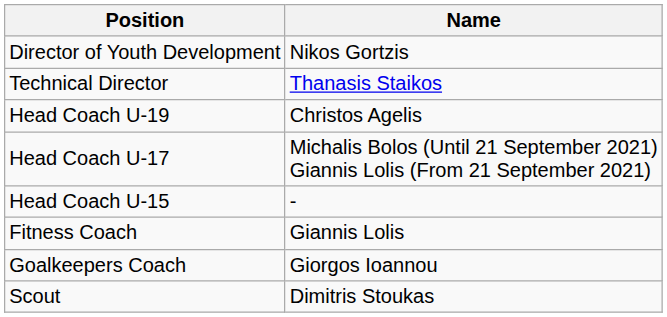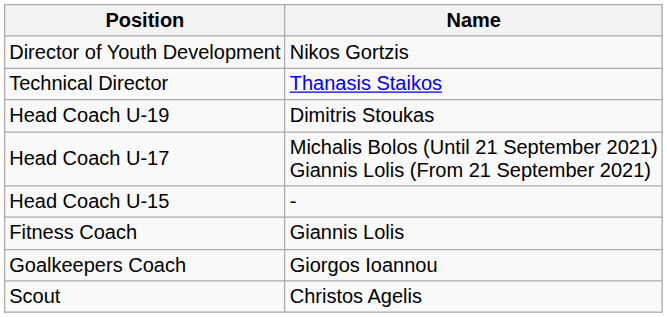(356, 115) Christos Agelis -> (362, 115) Dimitris Stoukas
(362, 296) Dimitris Stoukas -> (356, 296) Christos Agelis
